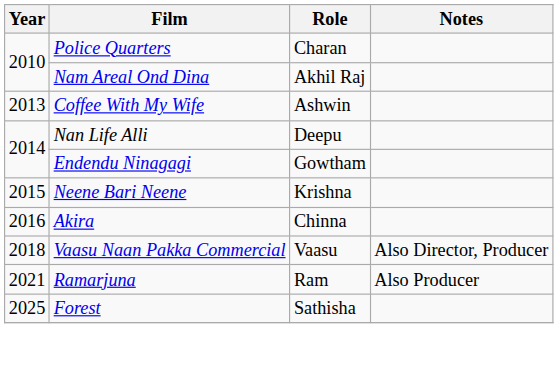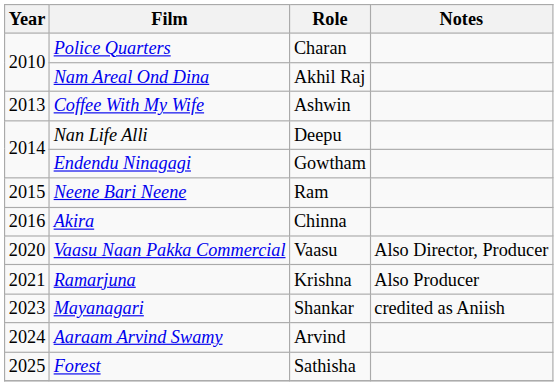(323, 192) Krishna -> (311, 192) Ram
(27, 250) 2018 -> (27, 250) 2020
(311, 279) Ram -> (323, 279) Krishna
+ row: (99, 308)
+ row: (138, 337)
